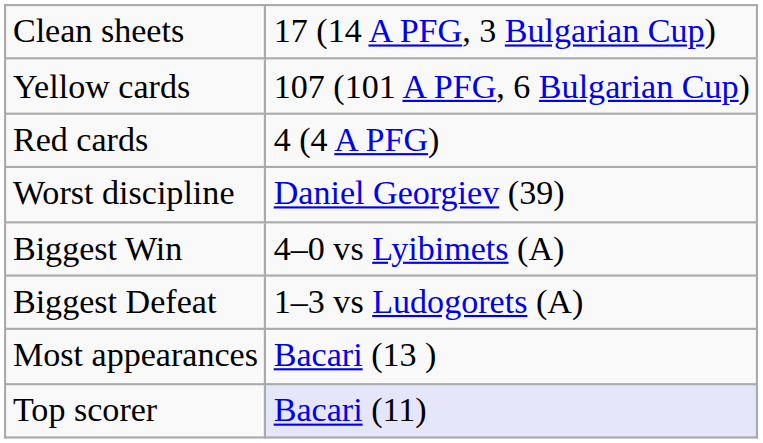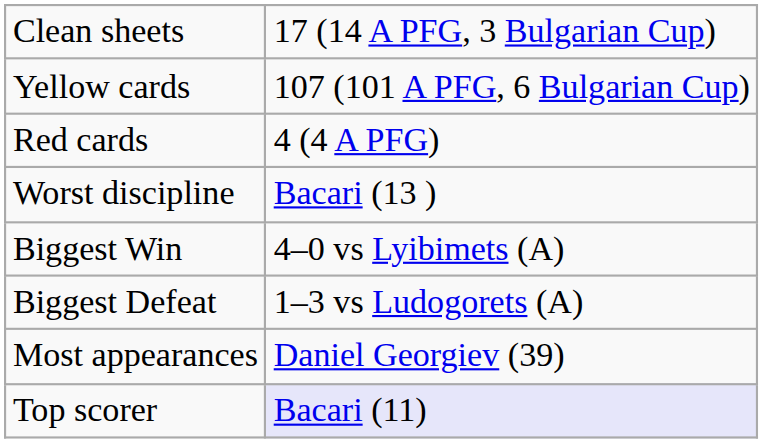(419, 193) Daniel Georgiev (39) -> (355, 193) Bacari (13 )
(355, 355) Bacari (13 ) -> (419, 355) Daniel Georgiev (39)
